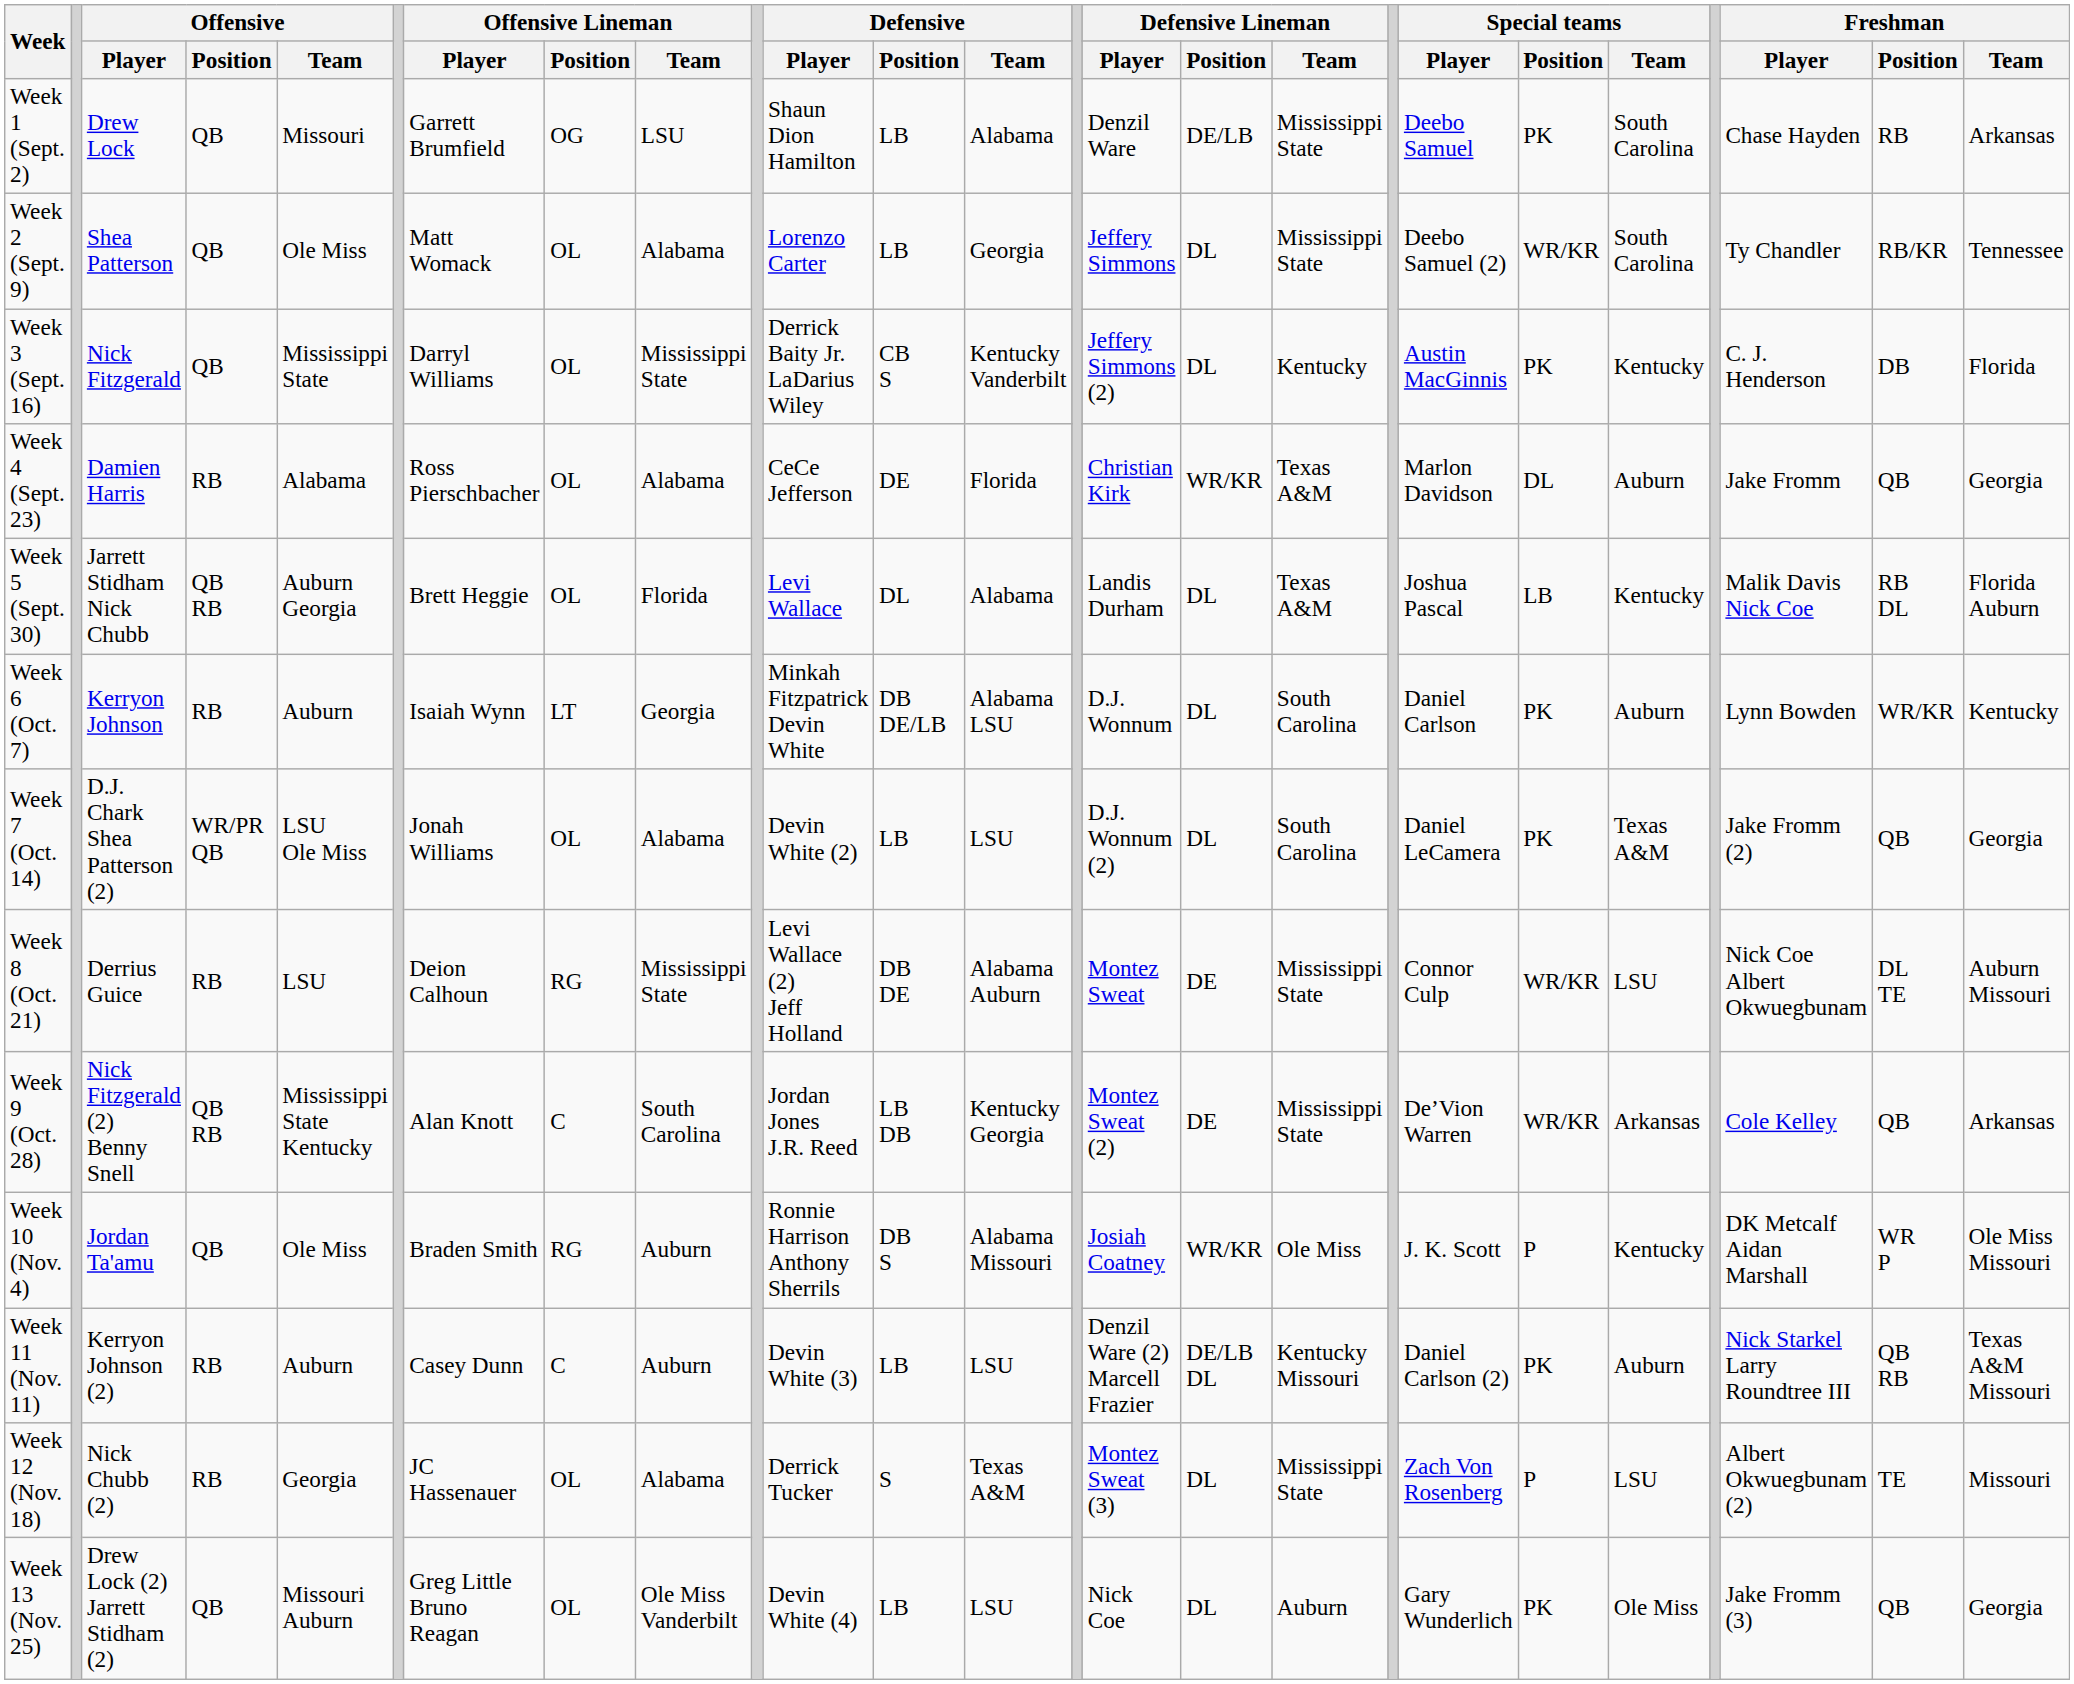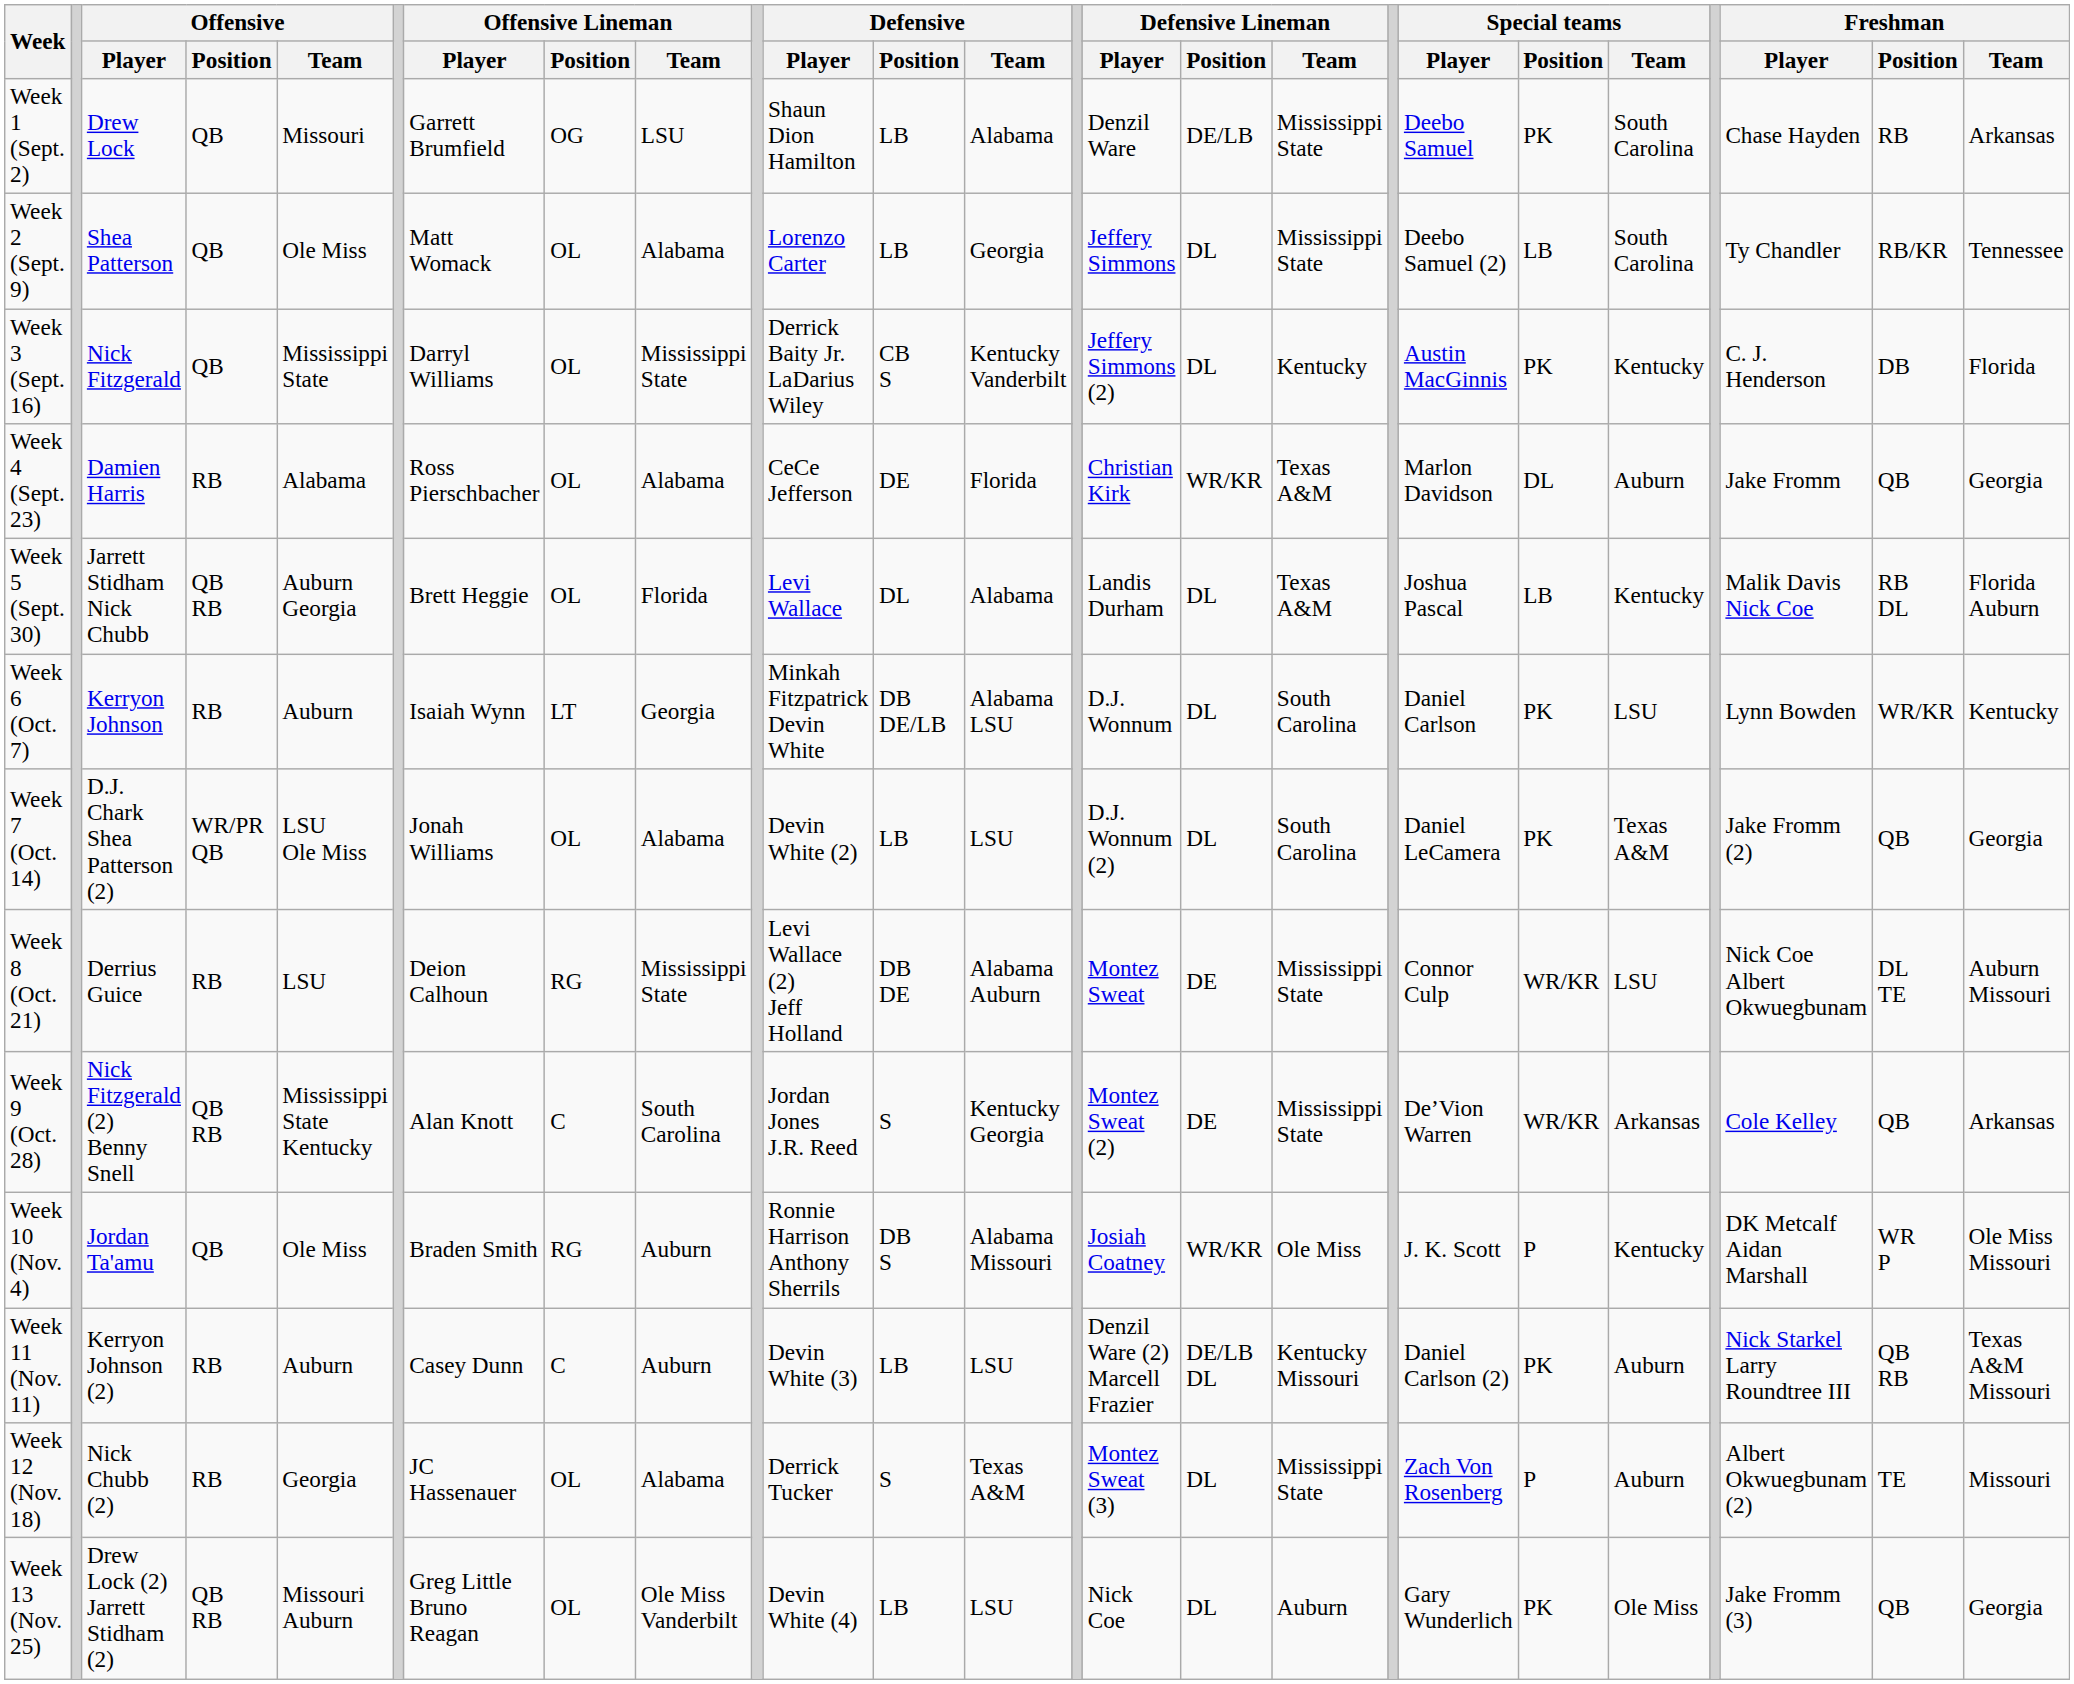(1561, 250) WR/KR -> (1538, 250) LB
(1649, 711) Auburn -> (1636, 711) LSU
(895, 1121) LB DB -> (886, 1121) S
(1636, 1479) LSU -> (1649, 1479) Auburn
(208, 1608) QB -> (208, 1608) QB RB
